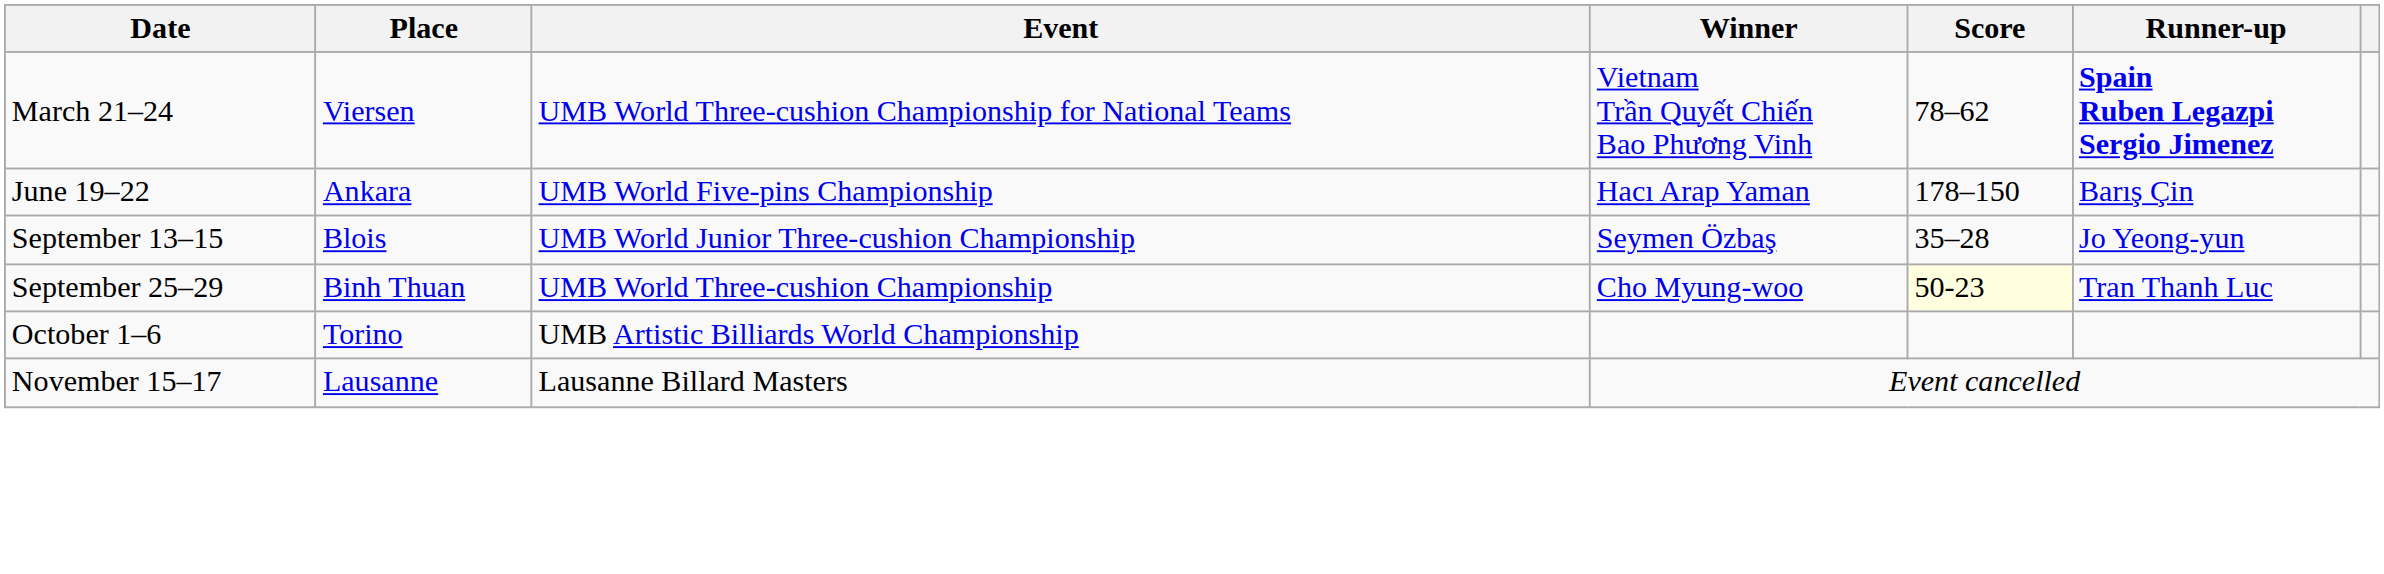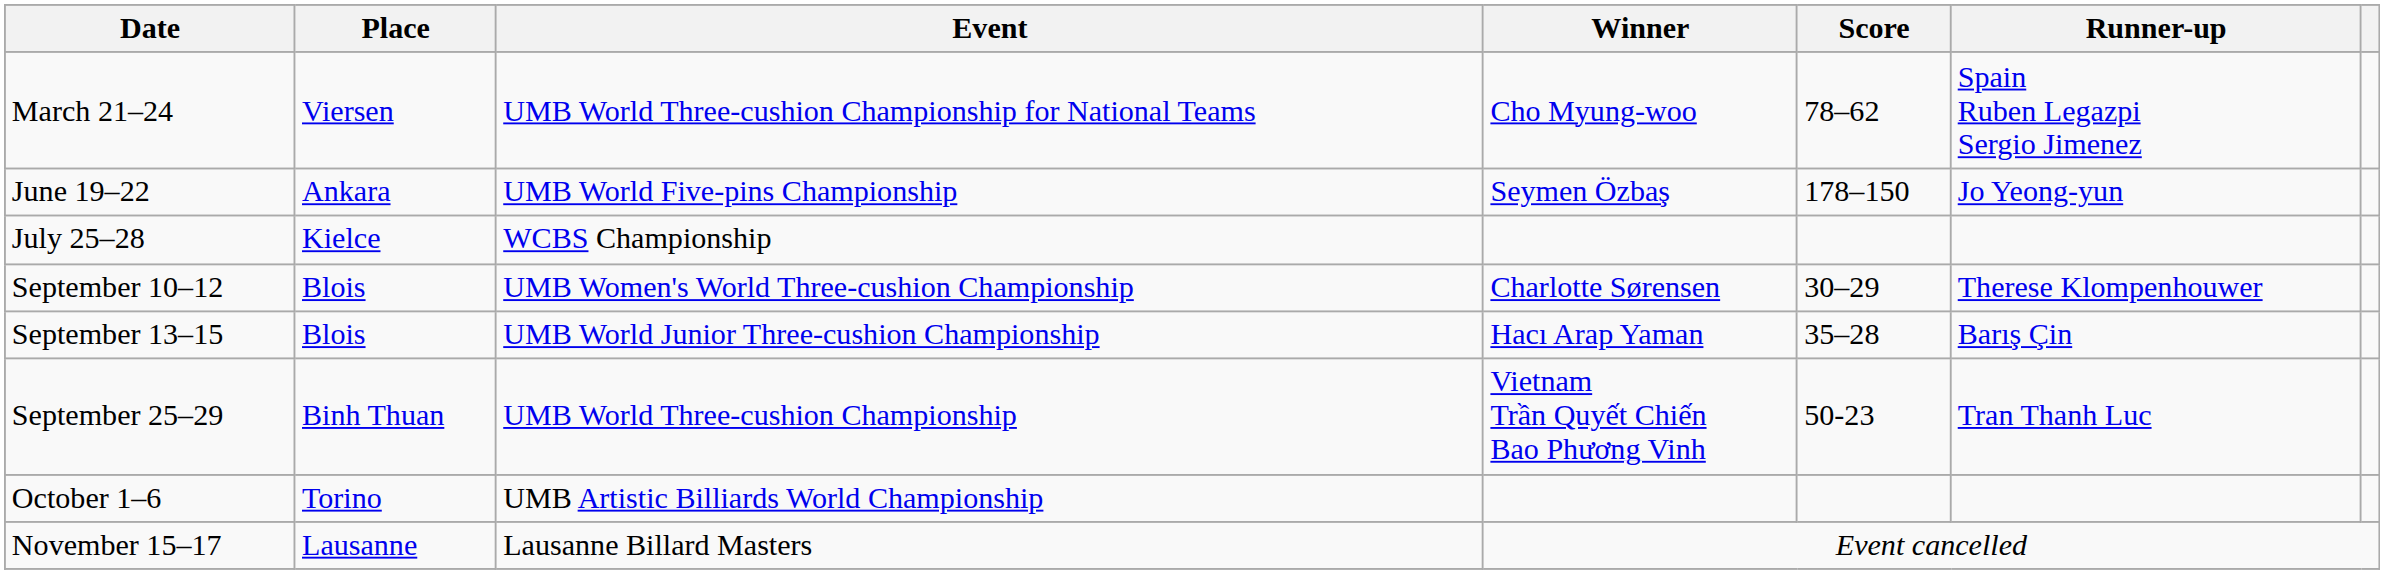(1705, 109) Vietnam Trần Quyết Chiến Bao Phương Vinh -> (1594, 109) Cho Myung-woo
(2176, 109) bold -> (2050, 109) normal
(1703, 191) Hacı Arap Yaman -> (1580, 191) Seymen Özbaş
(2136, 191) Barış Çin -> (2040, 191) Jo Yeong-yun
+ row: (78, 239)
+ row: (118, 286)
(1687, 239) Seymen Özbaş -> (1597, 334) Hacı Arap Yaman
(2162, 239) Jo Yeong-yun -> (2015, 334) Barış Çin
(1700, 286) Cho Myung-woo -> (1598, 416) Vietnam Trần Quyết Chiến Bao Phương Vinh
(1950, 286) lightyellow background -> (1839, 416) no background
